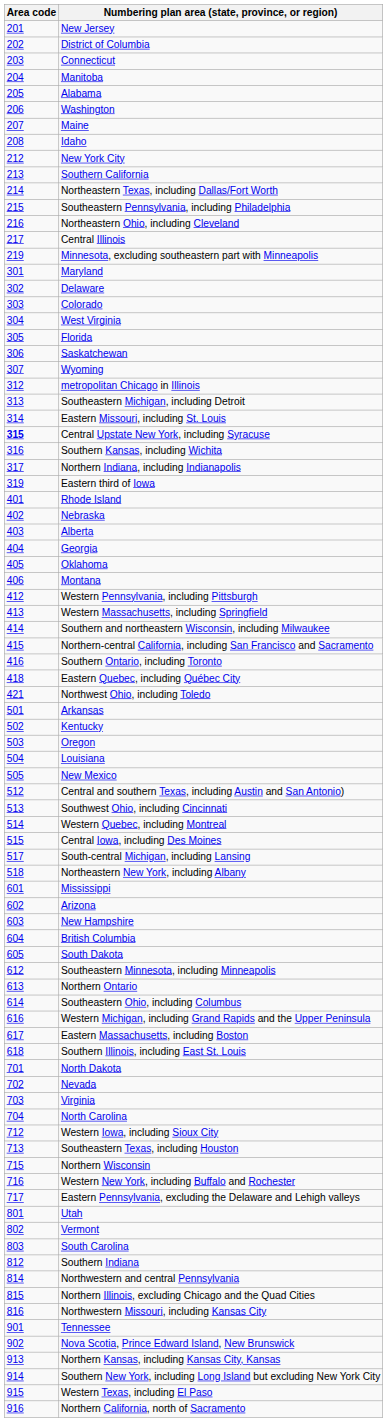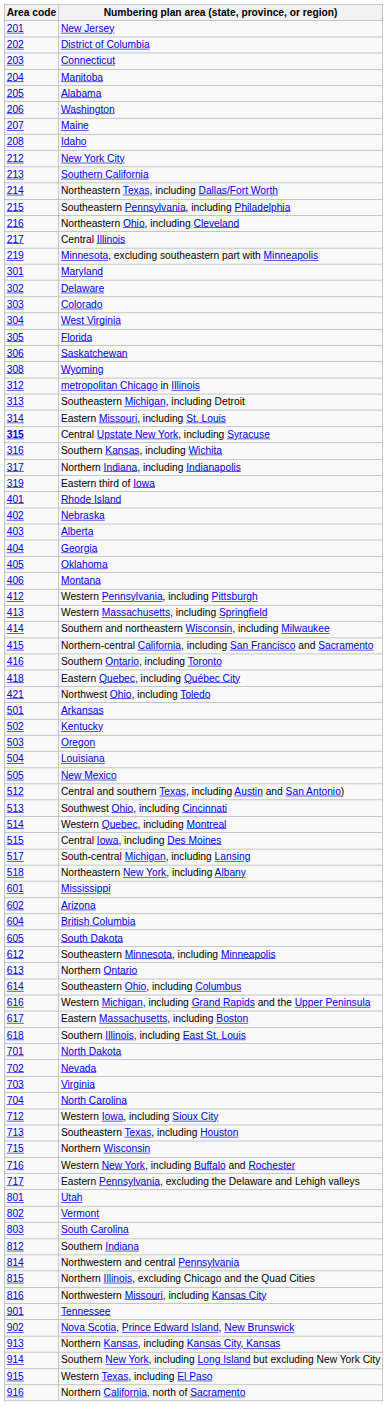(15, 369) 307 -> (15, 369) 308
- row: (97, 922)
